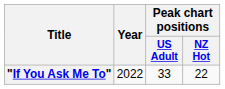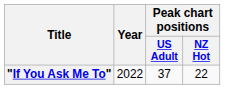(164, 74) 33 -> (164, 74) 37
